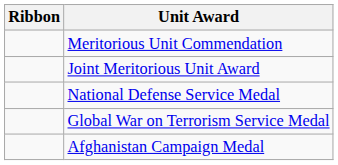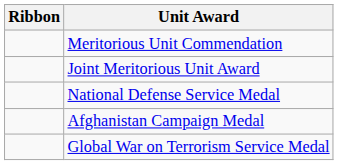rows swapped: (166, 146) <-> (199, 120)
